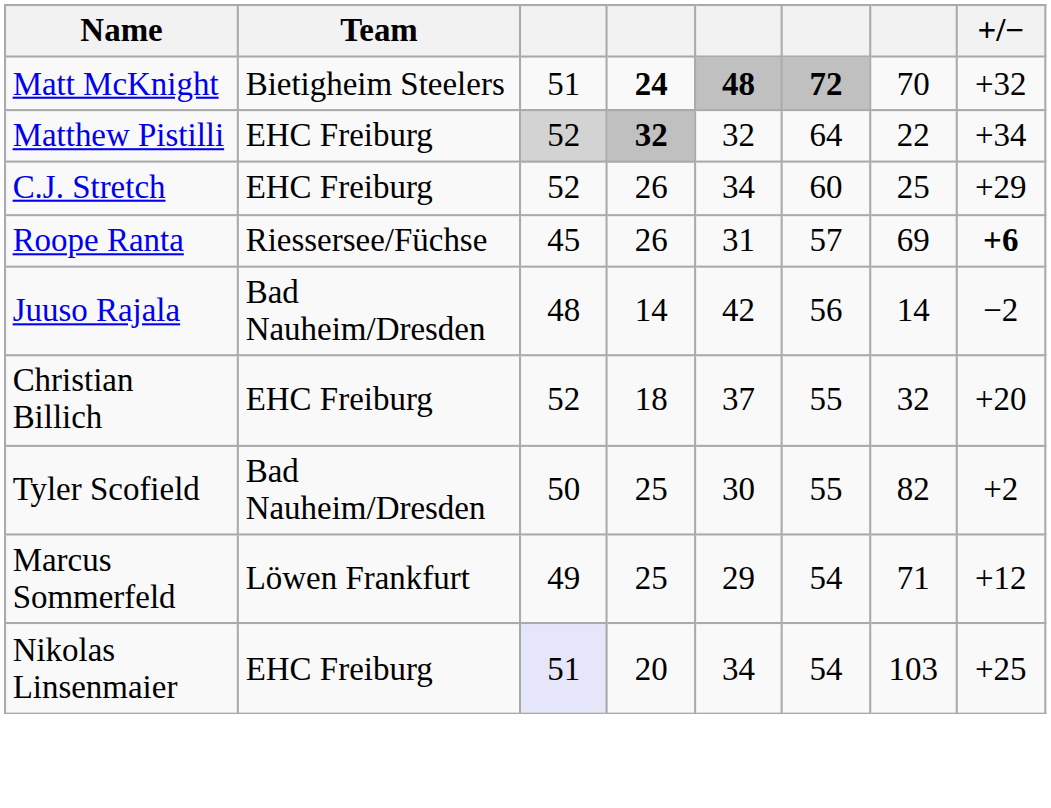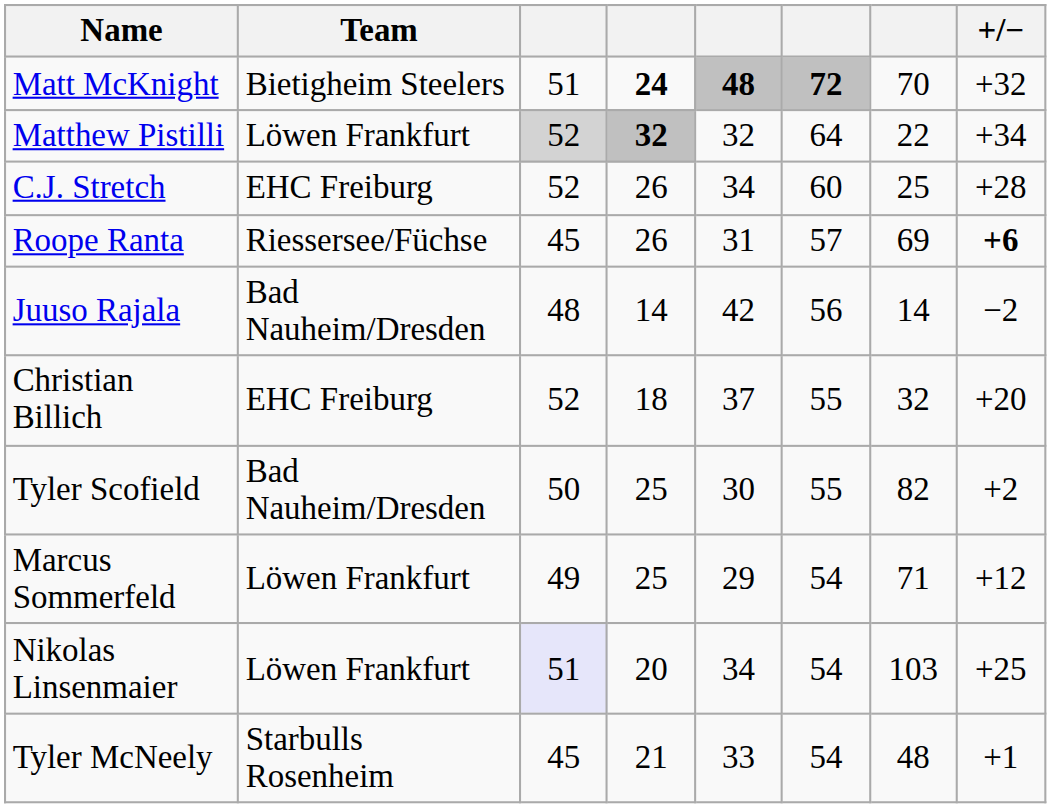(339, 135) EHC Freiburg -> (358, 135) Löwen Frankfurt
(1001, 187) +29 -> (1001, 187) +28
(339, 667) EHC Freiburg -> (358, 667) Löwen Frankfurt
+ row: (113, 757)
